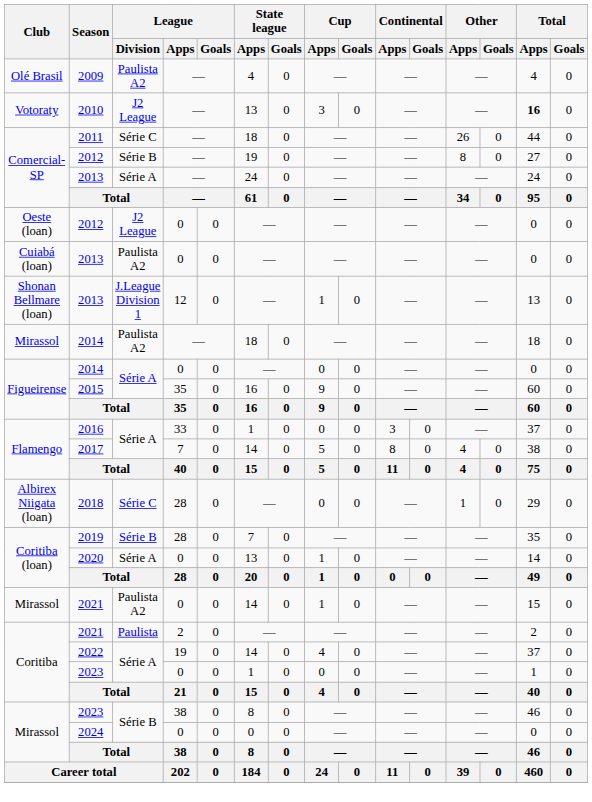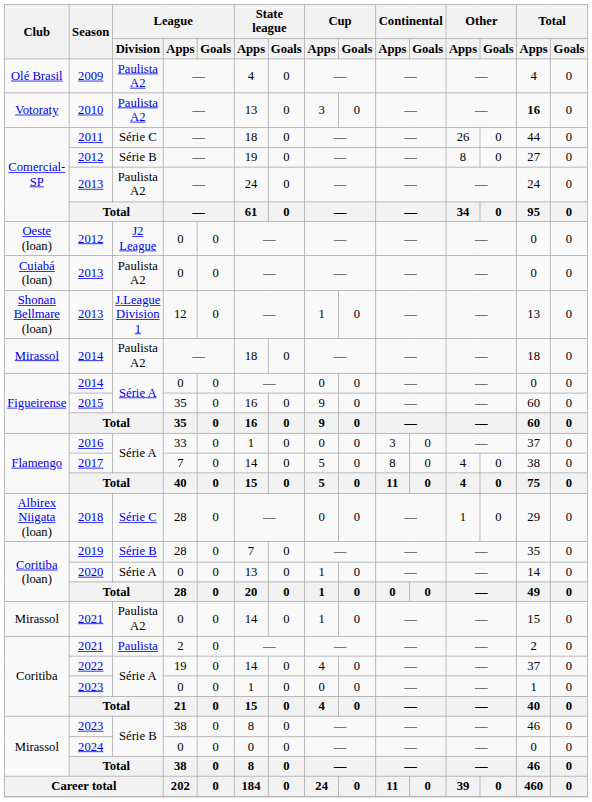(138, 110) J2 League -> (138, 110) Paulista A2
(138, 177) Série A -> (138, 184) Paulista A2
